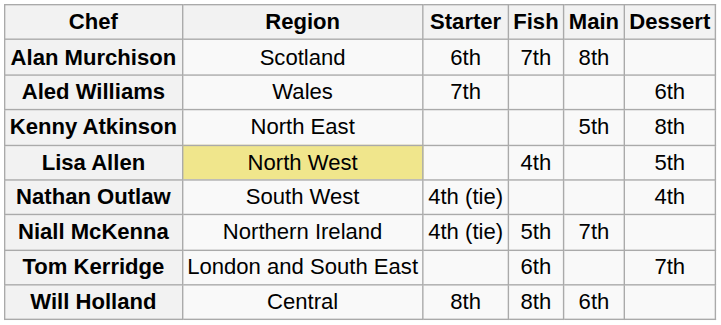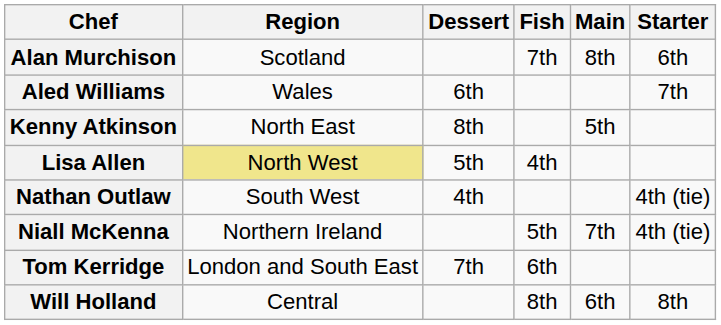columns swapped: (466, 22) <-> (670, 22)
